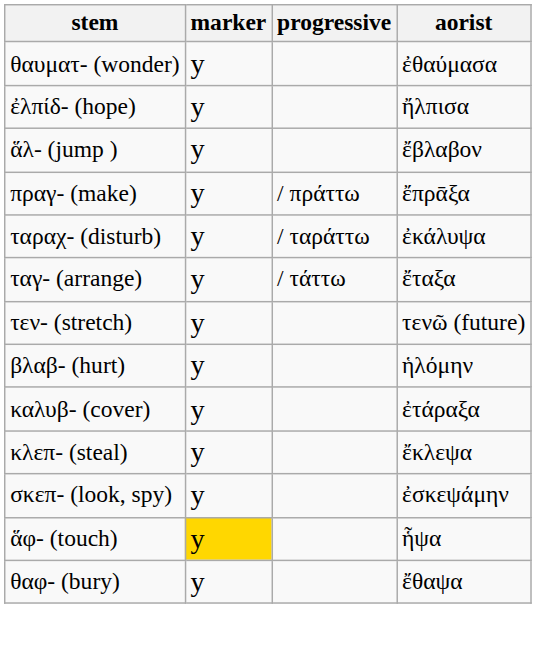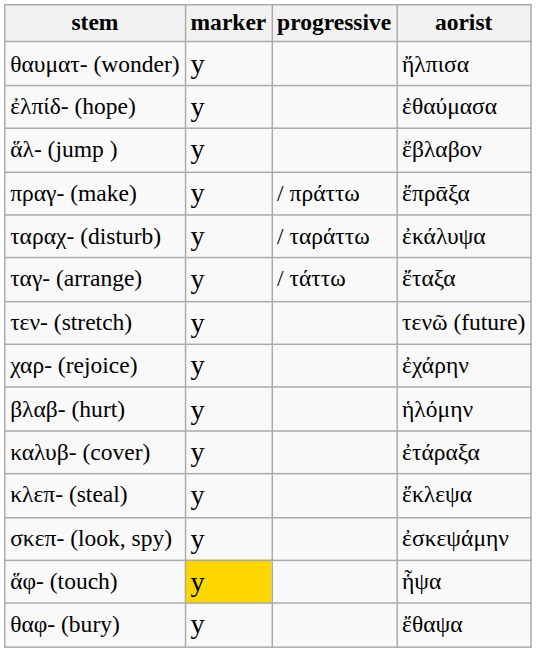(450, 63) ἐθαύμασα -> (436, 63) ἤλπισα
(436, 106) ἤλπισα -> (450, 106) ἐθαύμασα
+ row: (74, 365)
